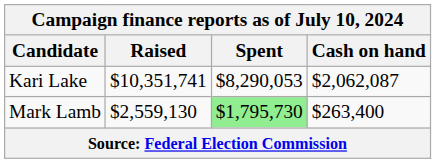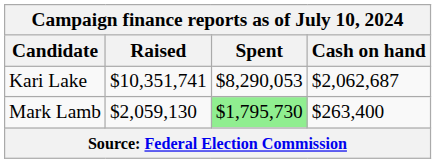(355, 81) $2,062,087 -> (355, 81) $2,062,687
(153, 111) $2,559,130 -> (153, 111) $2,059,130
